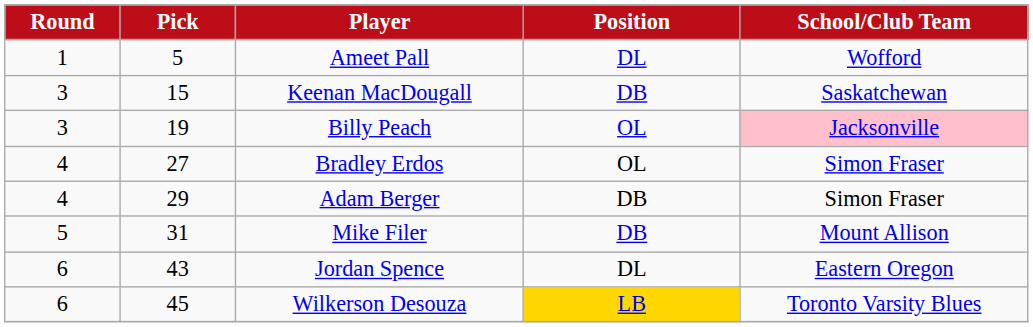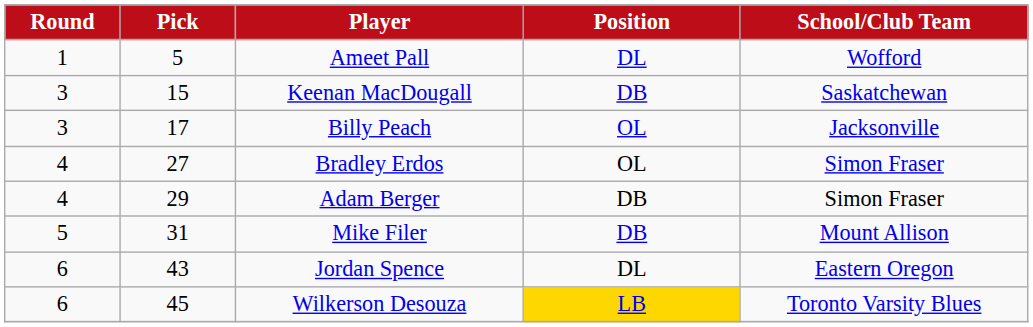(178, 127) 19 -> (178, 127) 17
(884, 127) pink background -> (884, 127) no background
